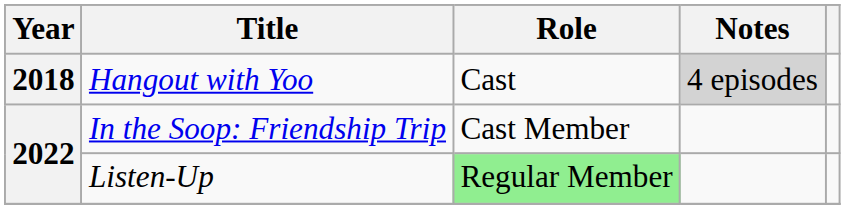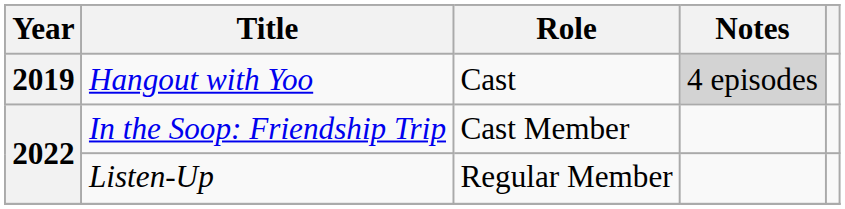(43, 78) 2018 -> (43, 78) 2019
(567, 177) lightgreen background -> (567, 177) no background
